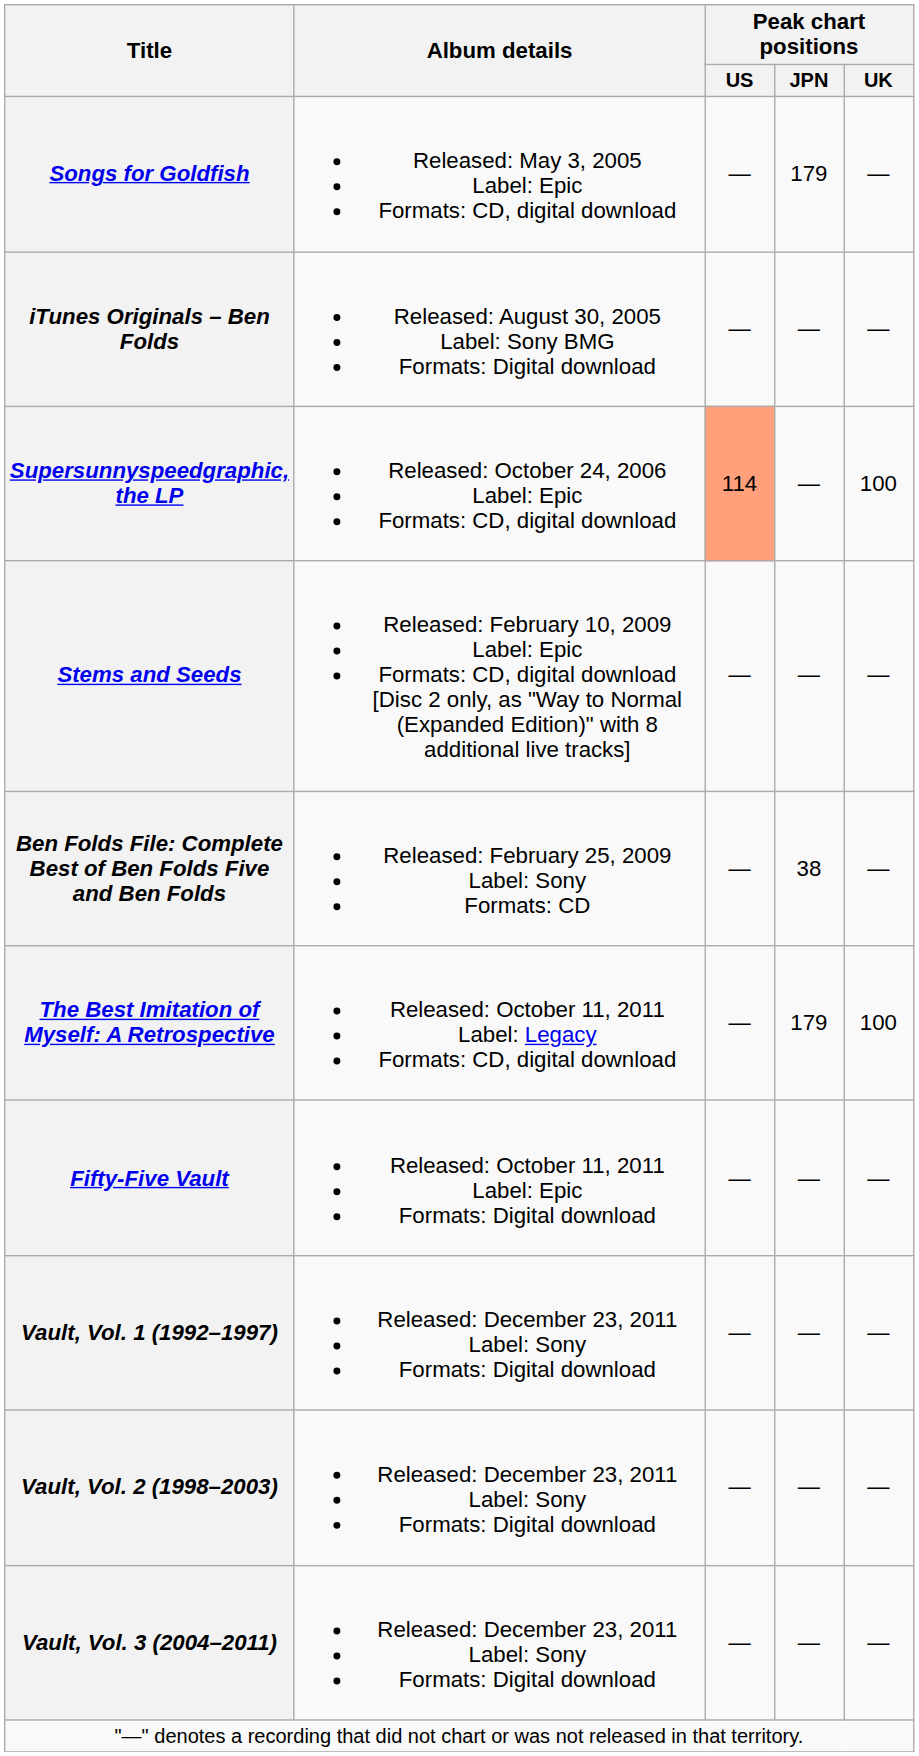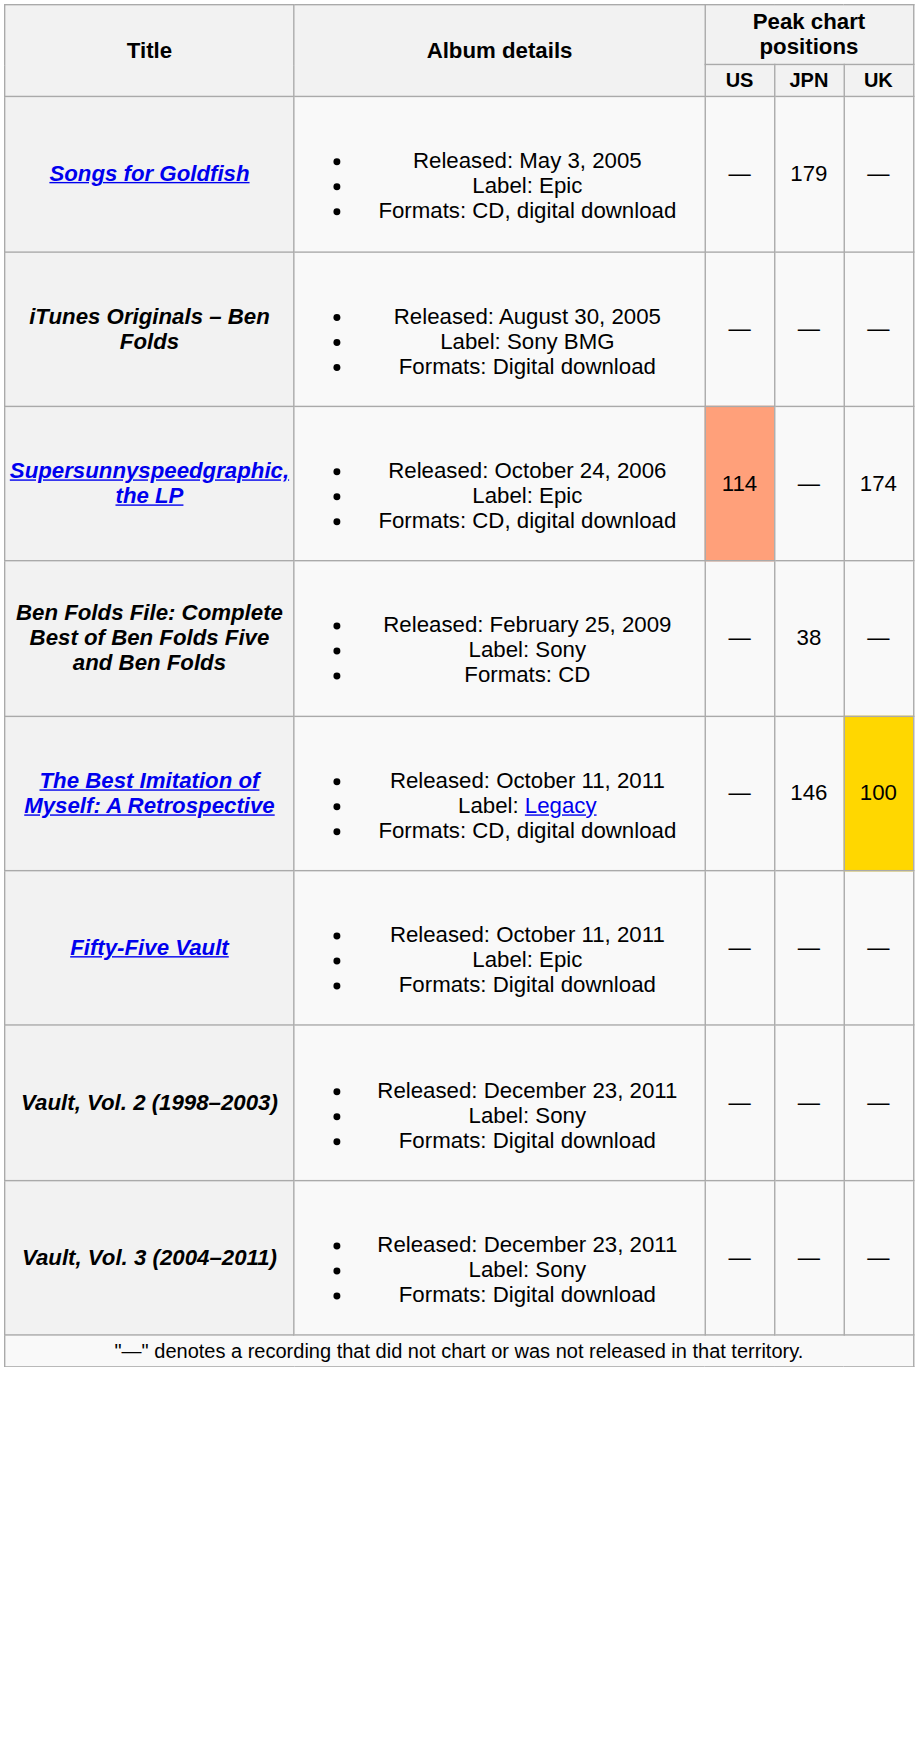(878, 483) 100 -> (878, 483) 174
- row: (149, 675)
(809, 1022) 179 -> (809, 793) 146
(878, 1022) no background -> (878, 793) gold background
- row: (149, 1332)
